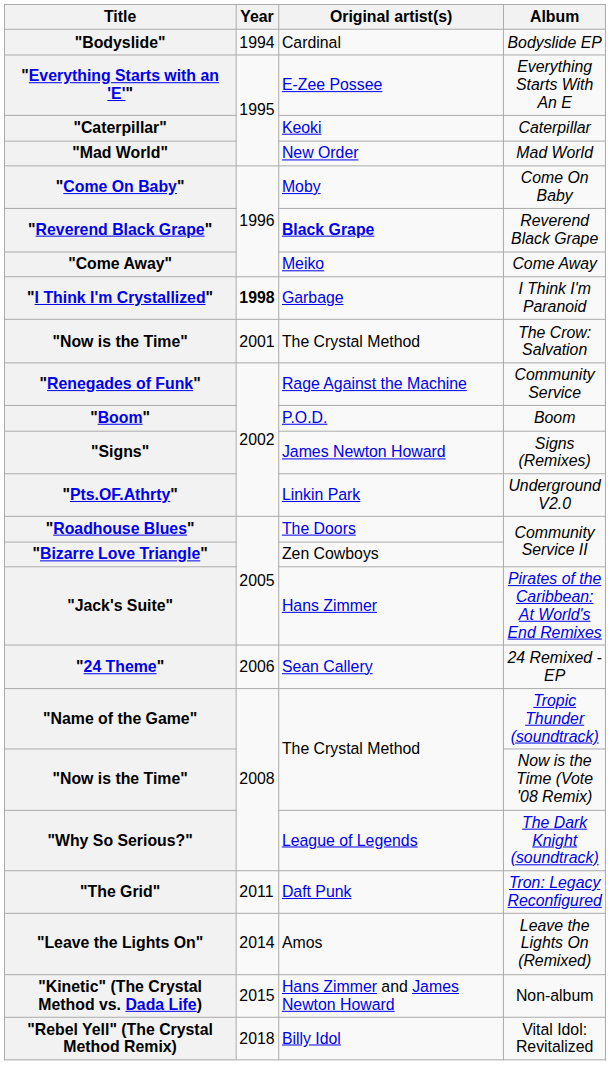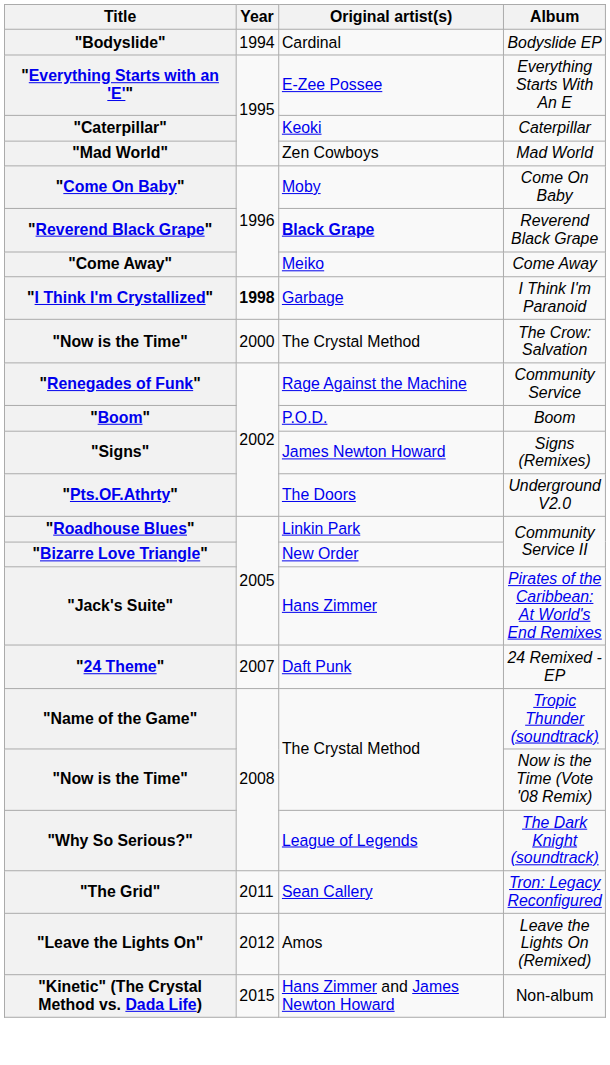(320, 153) New Order -> (330, 153) Zen Cowboys
(257, 341) 2001 -> (257, 341) 2000
(321, 495) Linkin Park -> (319, 495) The Doors
(319, 529) The Doors -> (321, 529) Linkin Park
(330, 554) Zen Cowboys -> (320, 554) New Order
(257, 666) 2006 -> (257, 666) 2007
(327, 666) Sean Callery -> (317, 666) Daft Punk
(317, 892) Daft Punk -> (327, 892) Sean Callery
(257, 943) 2014 -> (257, 943) 2012
- row: (120, 1038)
